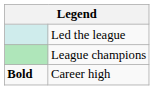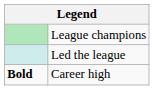rows swapped: (88, 34) <-> (99, 54)
